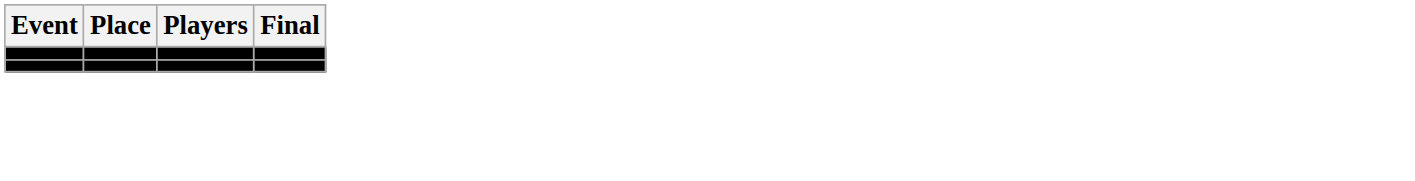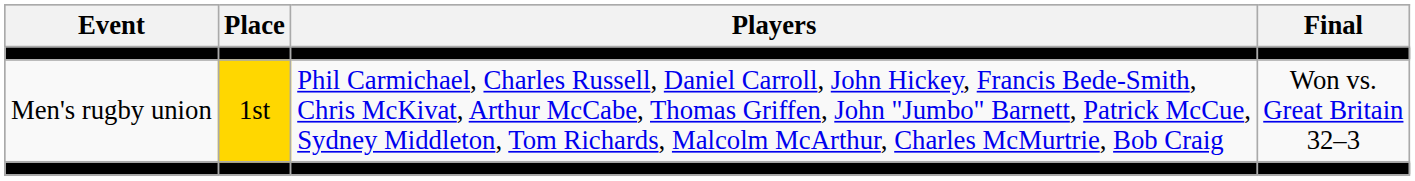+ row: (111, 110)
